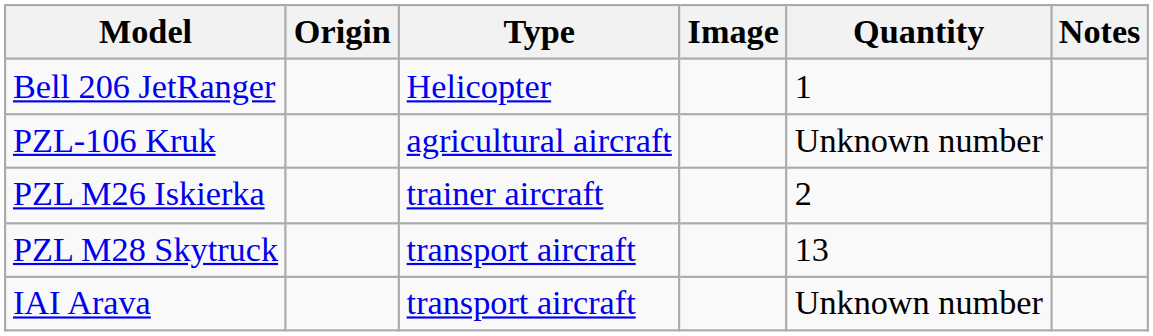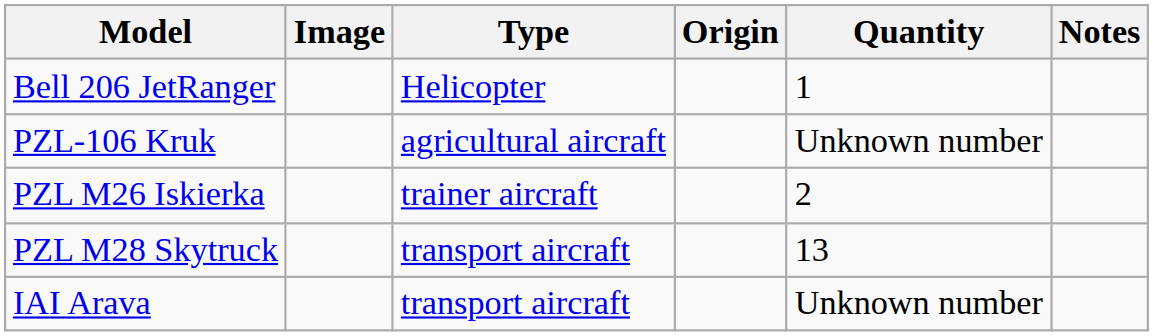columns swapped: (733, 31) <-> (342, 31)
